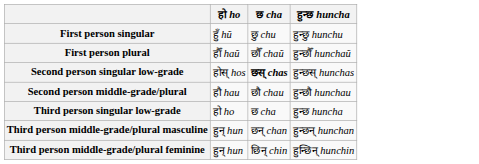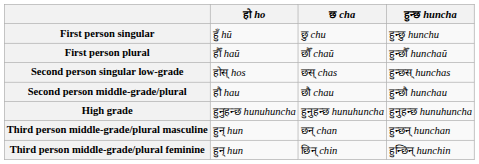(269, 73) bold -> (319, 73) normal
+ row: (107, 111)
- row: (107, 111)
